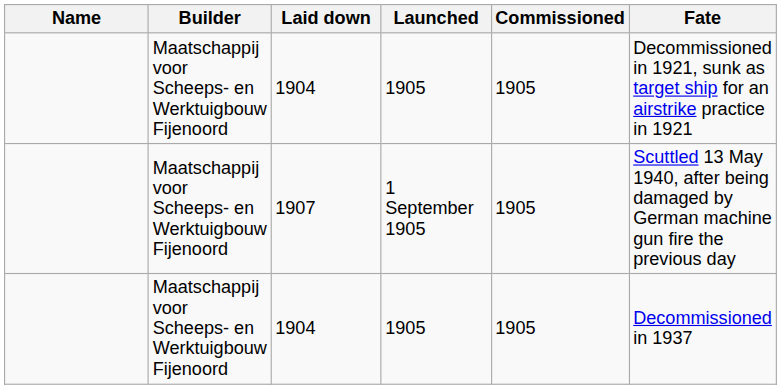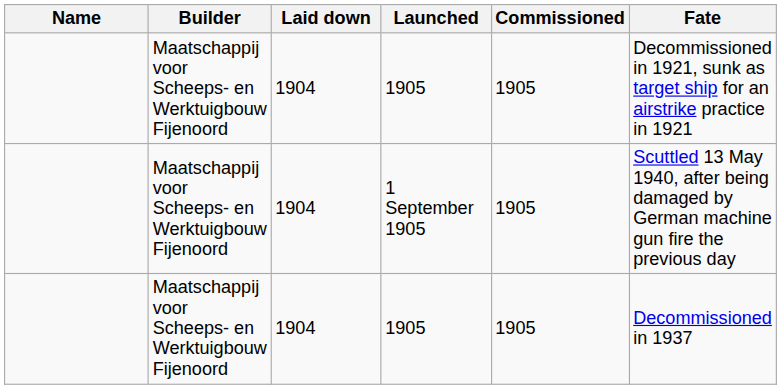(295, 208) 1907 -> (295, 208) 1904
